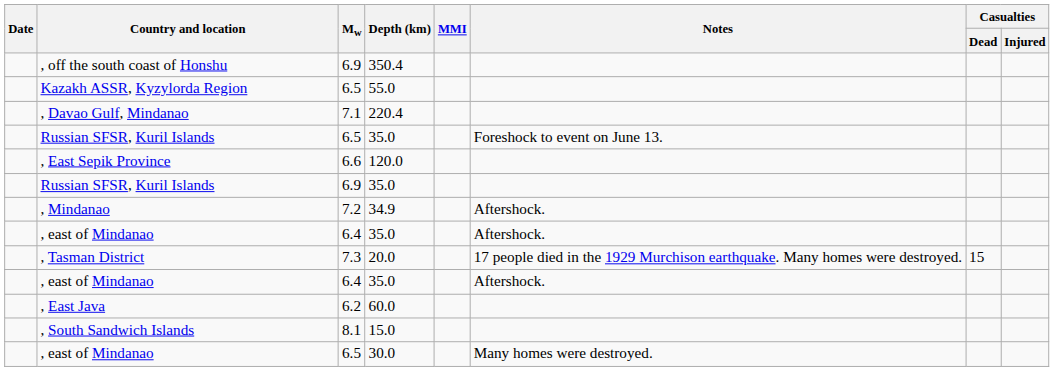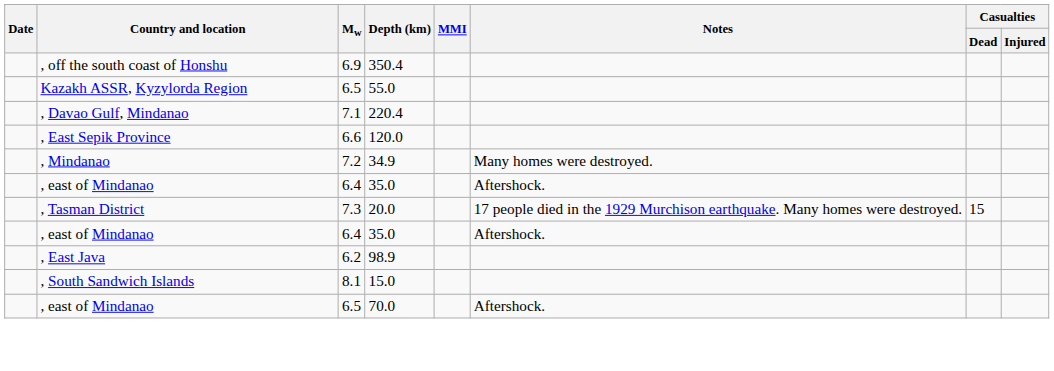- row: (128, 137)
- row: (128, 185)
(509, 209) Aftershock. -> (563, 161) Many homes were destroyed.
(382, 305) 60.0 -> (382, 257) 98.9
(382, 354) 30.0 -> (382, 305) 70.0
(563, 354) Many homes were destroyed. -> (509, 305) Aftershock.
